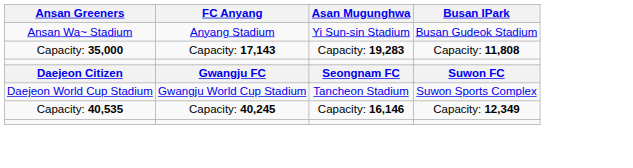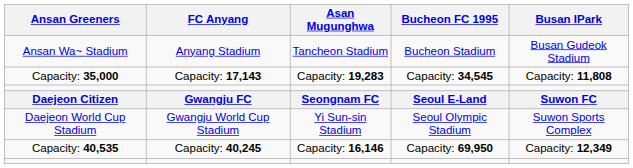+ column: (450, 20)
(361, 31) Yi Sun-sin Stadium -> (340, 51) Tancheon Stadium
(361, 92) Tancheon Stadium -> (340, 124) Yi Sun-sin Stadium
